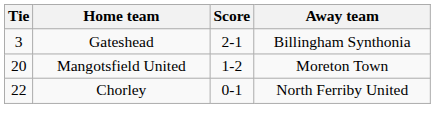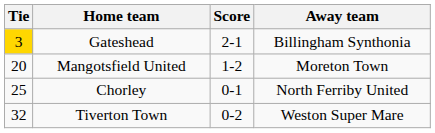(19, 41) no background -> (19, 41) gold background
(19, 90) 22 -> (19, 90) 25
+ row: (121, 115)
